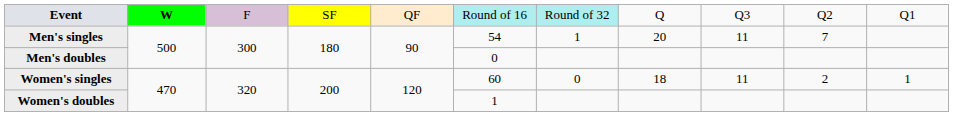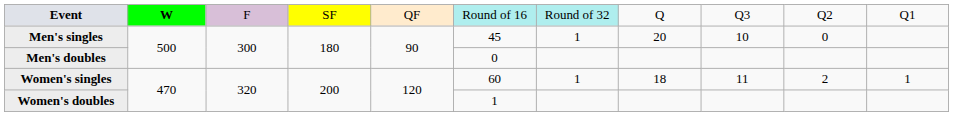(495, 36) 54 -> (495, 36) 45
(742, 36) 11 -> (742, 36) 10
(825, 36) 7 -> (825, 36) 0
(577, 79) 0 -> (577, 79) 1
